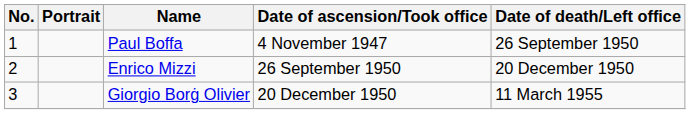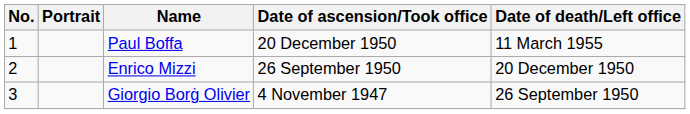(322, 43) 4 November 1947 -> (327, 43) 20 December 1950
(567, 43) 26 September 1950 -> (549, 43) 11 March 1955
(327, 95) 20 December 1950 -> (322, 95) 4 November 1947
(549, 95) 11 March 1955 -> (567, 95) 26 September 1950
